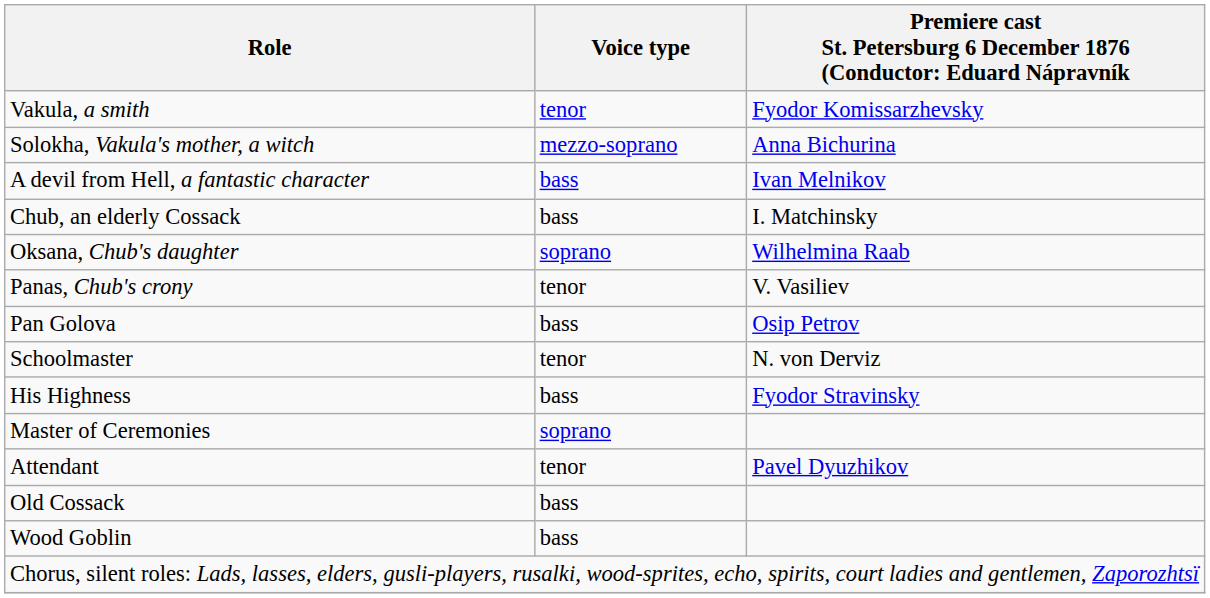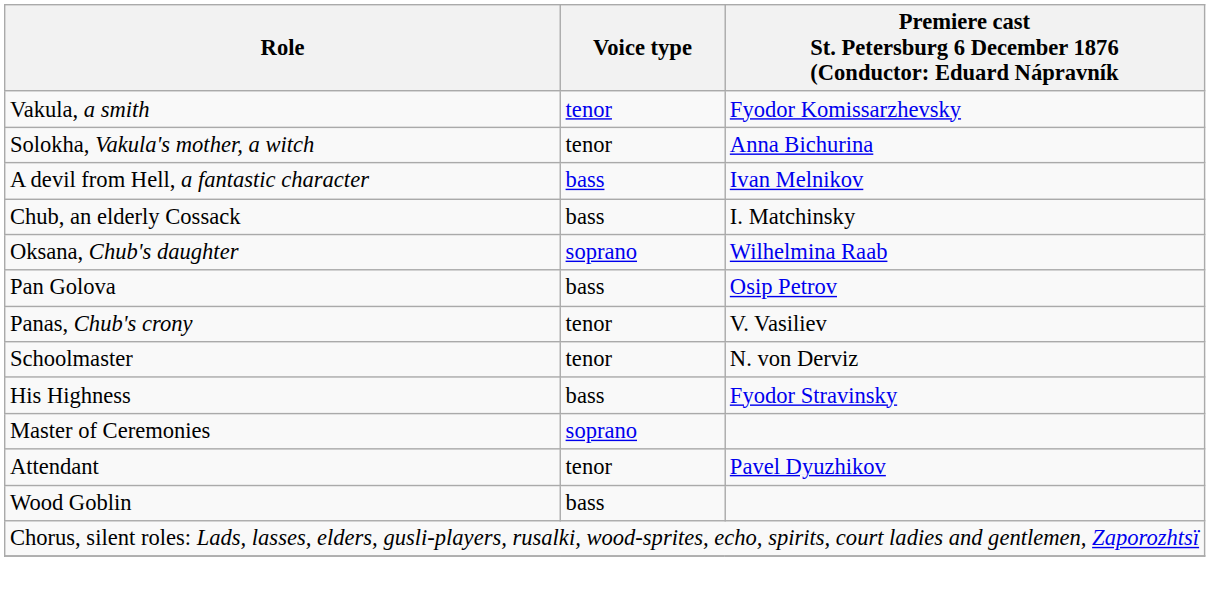(609, 144) mezzo-soprano -> (589, 144) tenor
rows swapped: (63, 323) <-> (101, 287)
- row: (67, 502)
